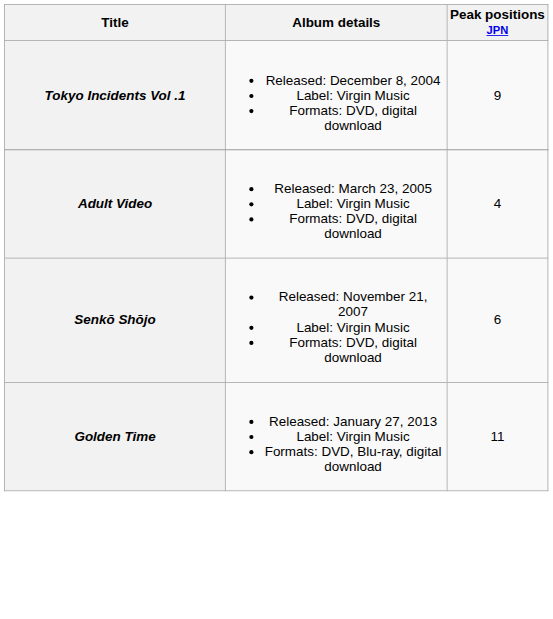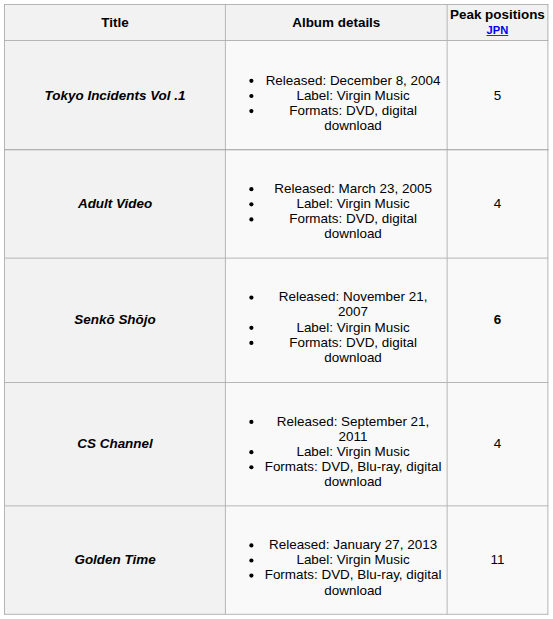(497, 95) 9 -> (497, 95) 5
(497, 320) normal -> (497, 320) bold
+ row: (115, 443)
